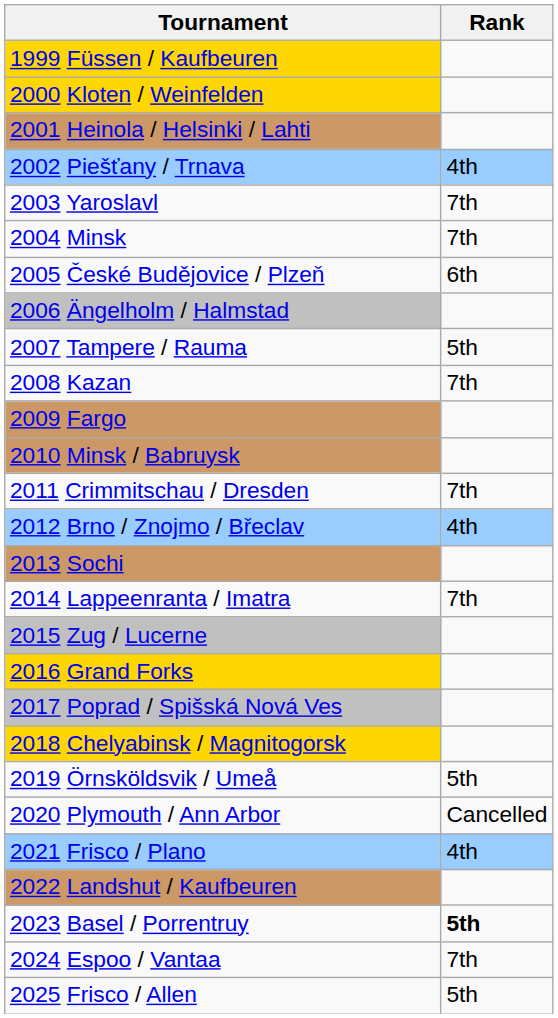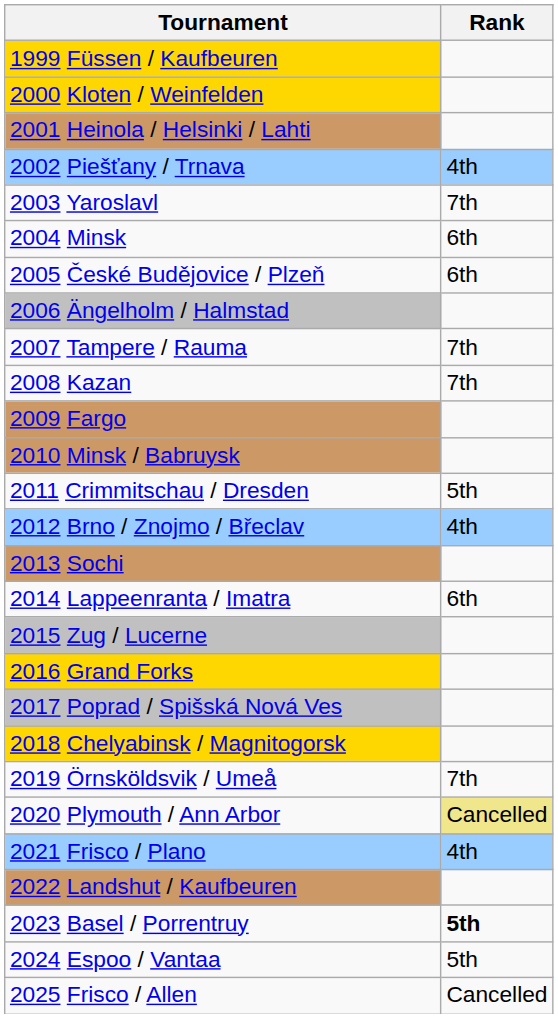(462, 238) 7th -> (462, 238) 6th
(462, 346) 5th -> (462, 346) 7th
(462, 490) 7th -> (462, 490) 5th
(462, 599) 7th -> (462, 599) 6th
(462, 779) 5th -> (462, 779) 7th
(497, 815) no background -> (497, 815) khaki background
(462, 959) 7th -> (462, 959) 5th
(462, 995) 5th -> (497, 995) Cancelled
